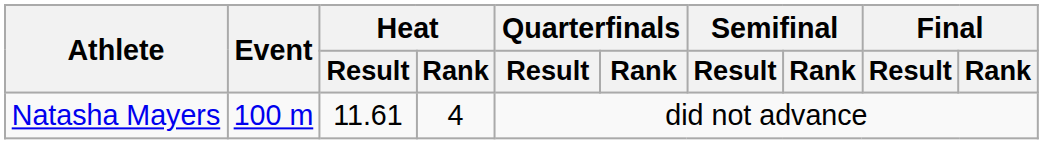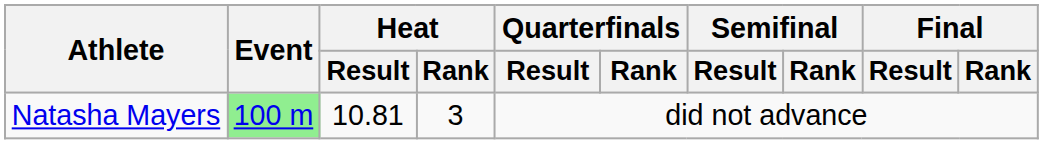(273, 116) no background -> (273, 116) lightgreen background
(368, 116) 11.61 -> (368, 116) 10.81
(456, 116) 4 -> (456, 116) 3
